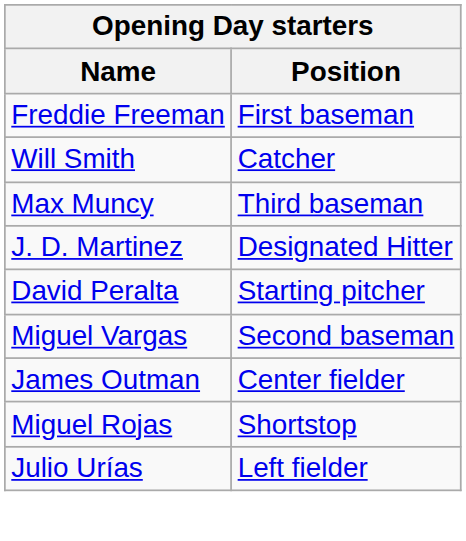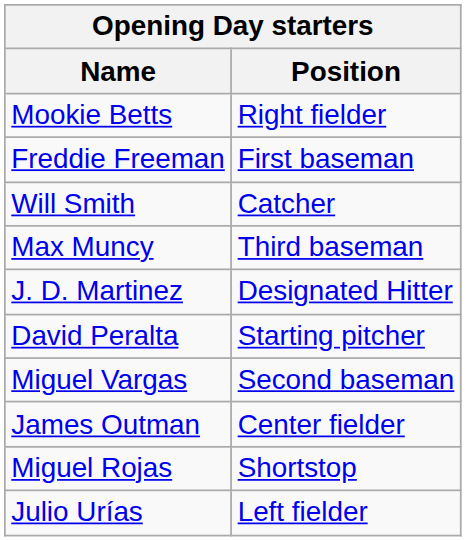+ row: (92, 114)
